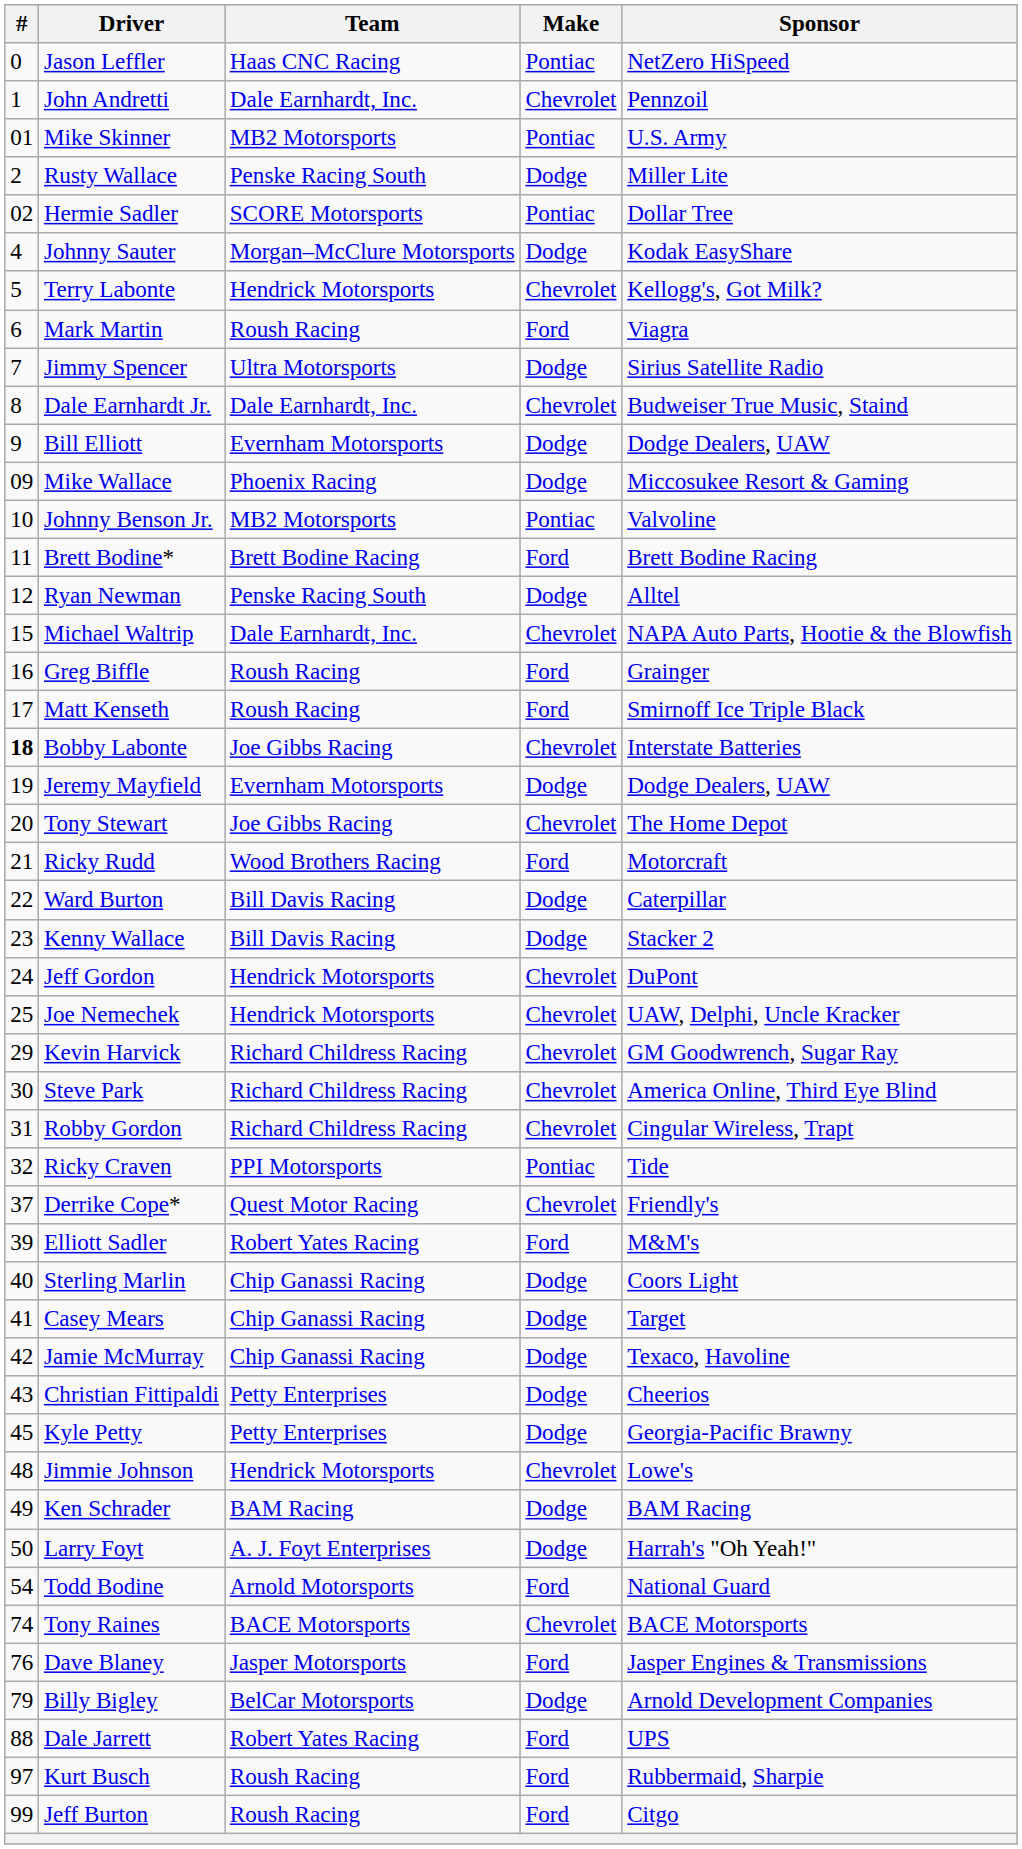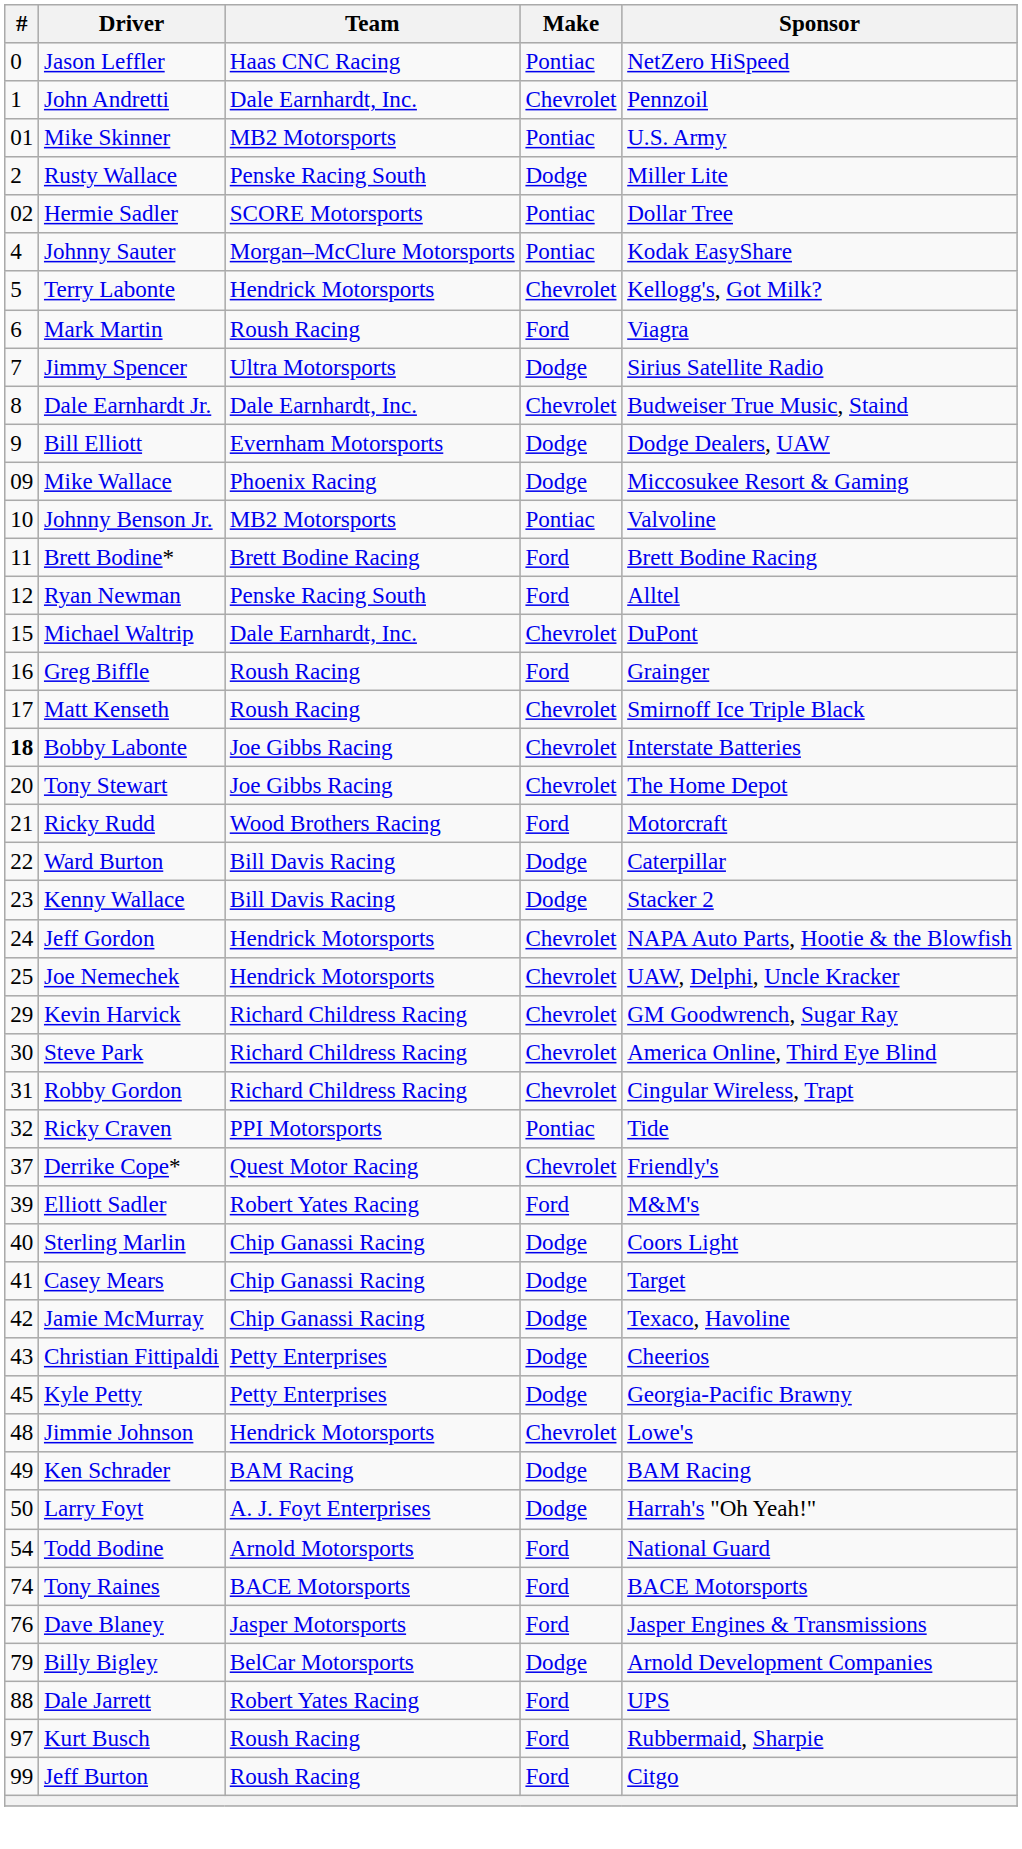(556, 252) Dodge -> (560, 252) Pontiac
(556, 595) Dodge -> (547, 595) Ford
(819, 633) NAPA Auto Parts, Hootie & the Blowfish -> (662, 633) DuPont
(547, 709) Ford -> (571, 709) Chevrolet
- row: (122, 785)
(662, 976) DuPont -> (819, 938) NAPA Auto Parts, Hootie & the Blowfish
(571, 1623) Chevrolet -> (547, 1585) Ford
